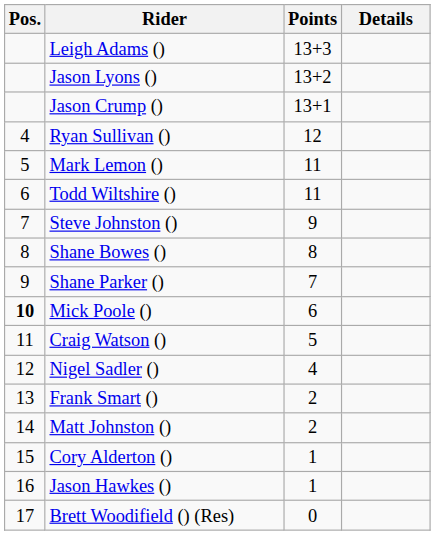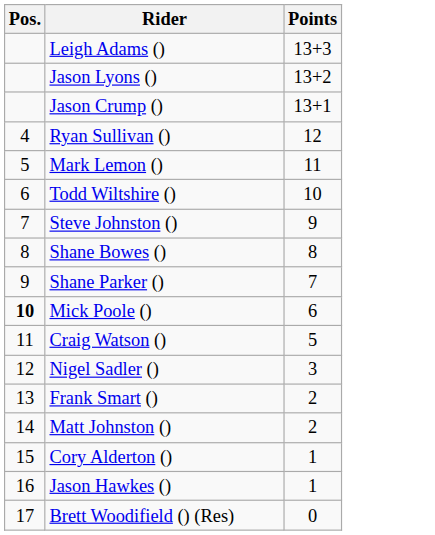- column: (386, 19)
(313, 194) 11 -> (313, 194) 10
(313, 369) 4 -> (313, 369) 3
